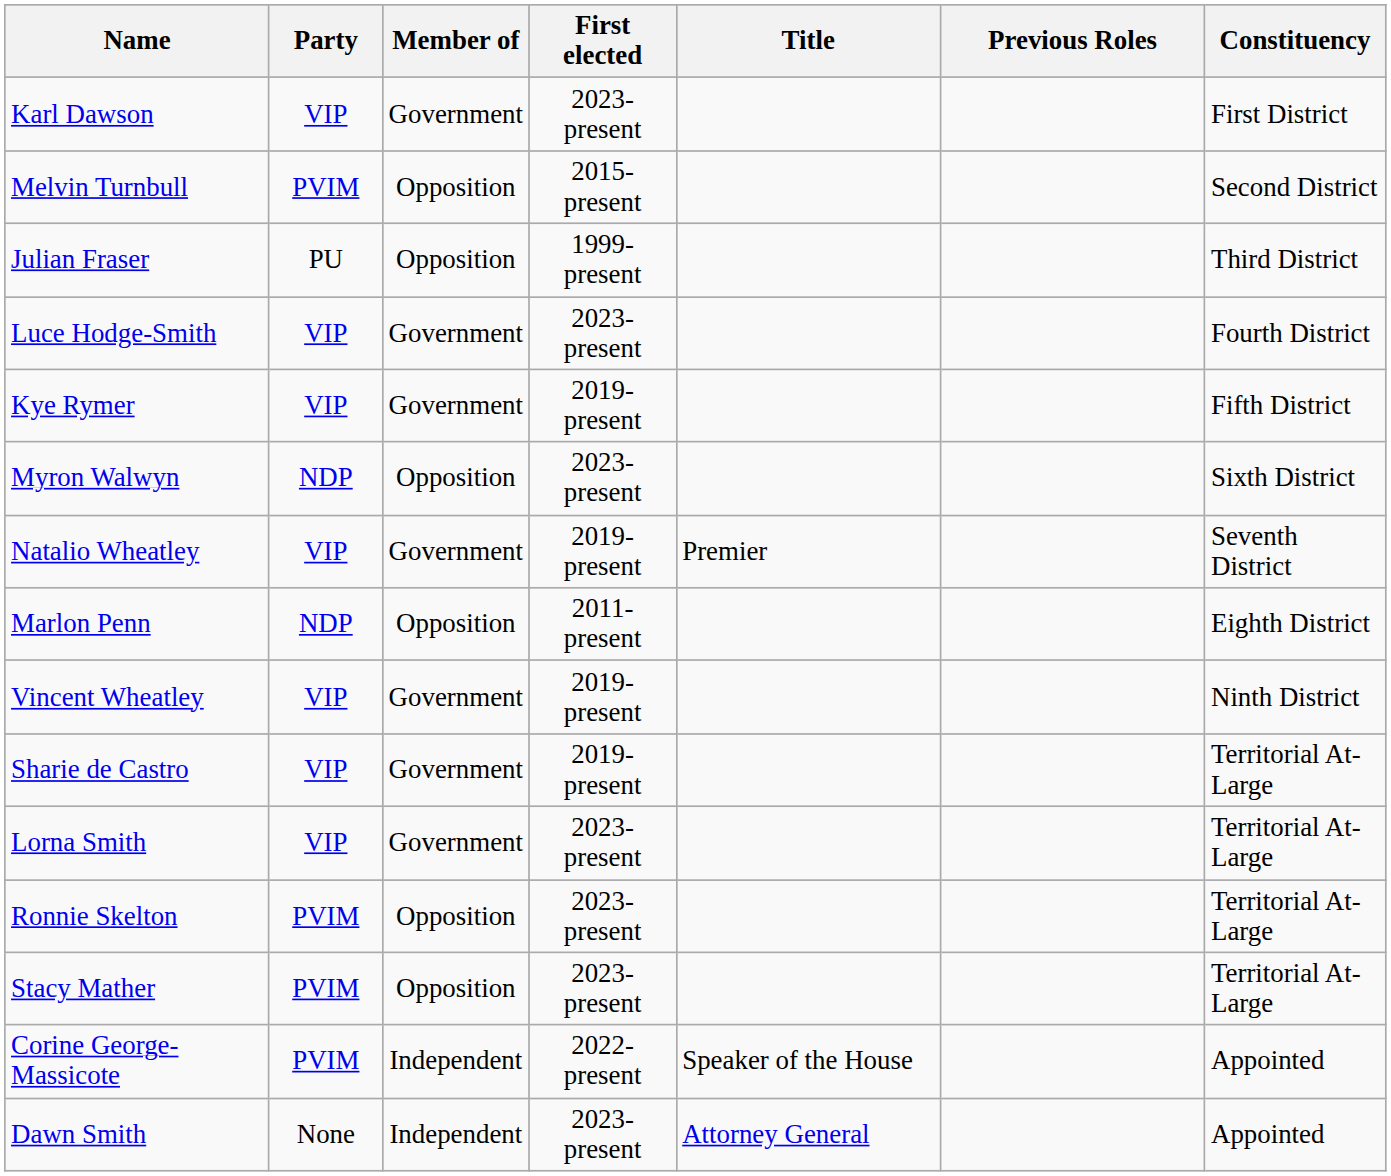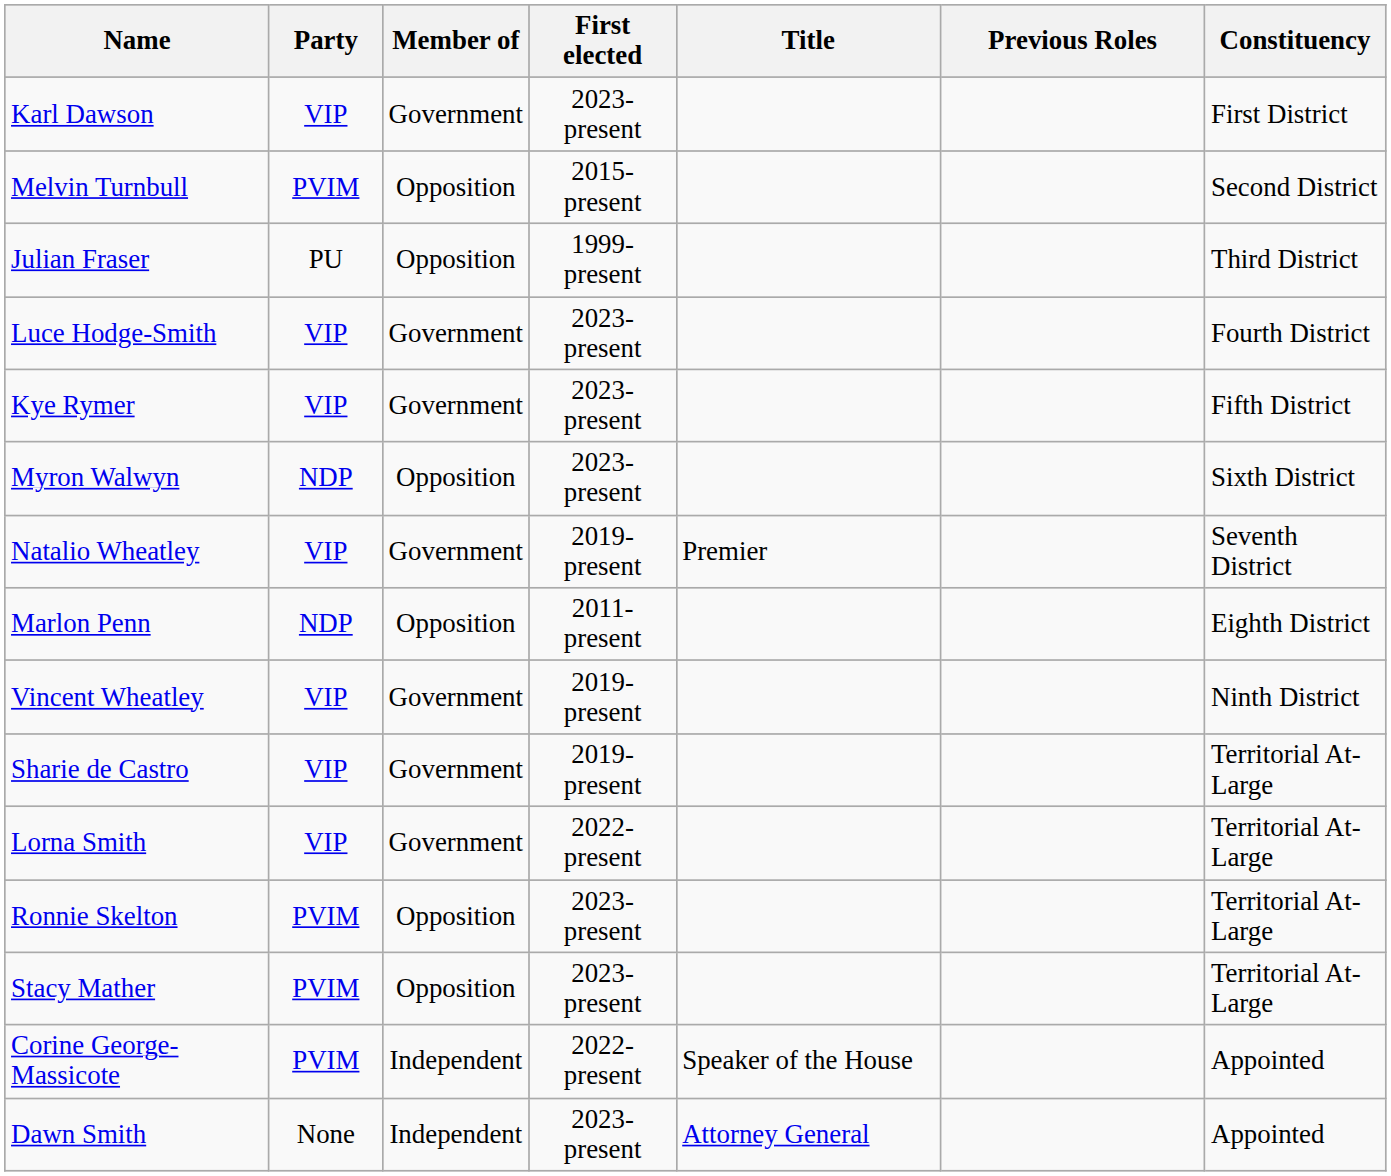(603, 405) 2019-present -> (603, 405) 2023-present
(603, 842) 2023-present -> (603, 842) 2022-present
